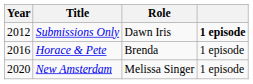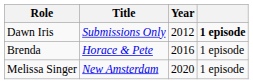columns swapped: (19, 13) <-> (159, 13)
